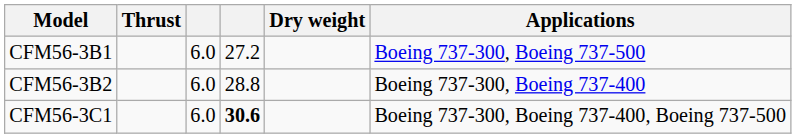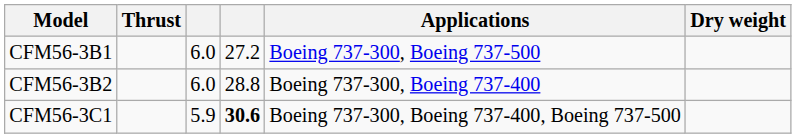columns swapped: (317, 20) <-> (580, 20)
(203, 116) 6.0 -> (203, 116) 5.9
